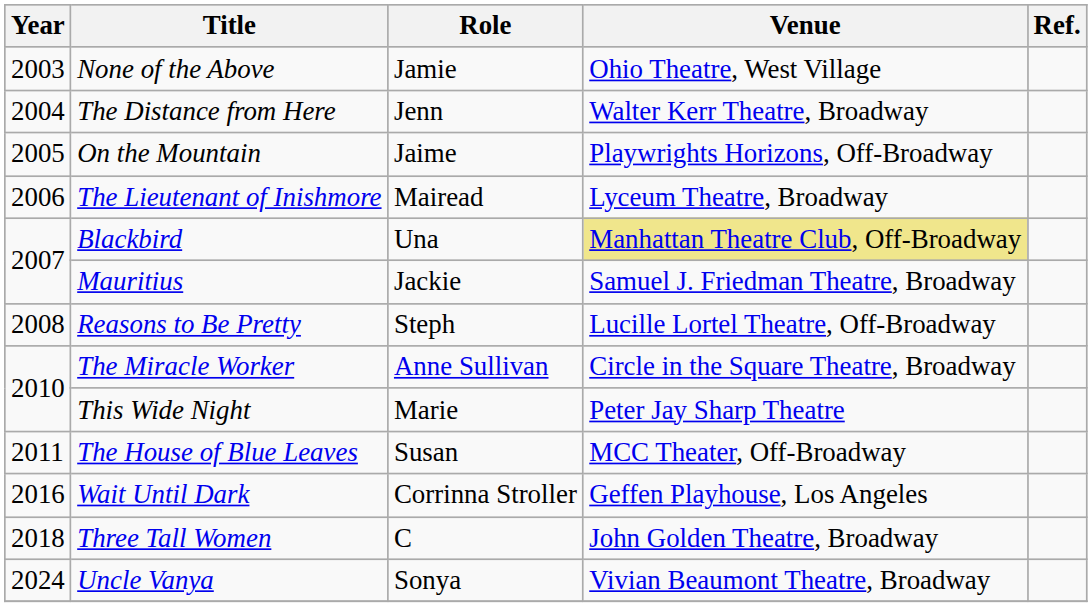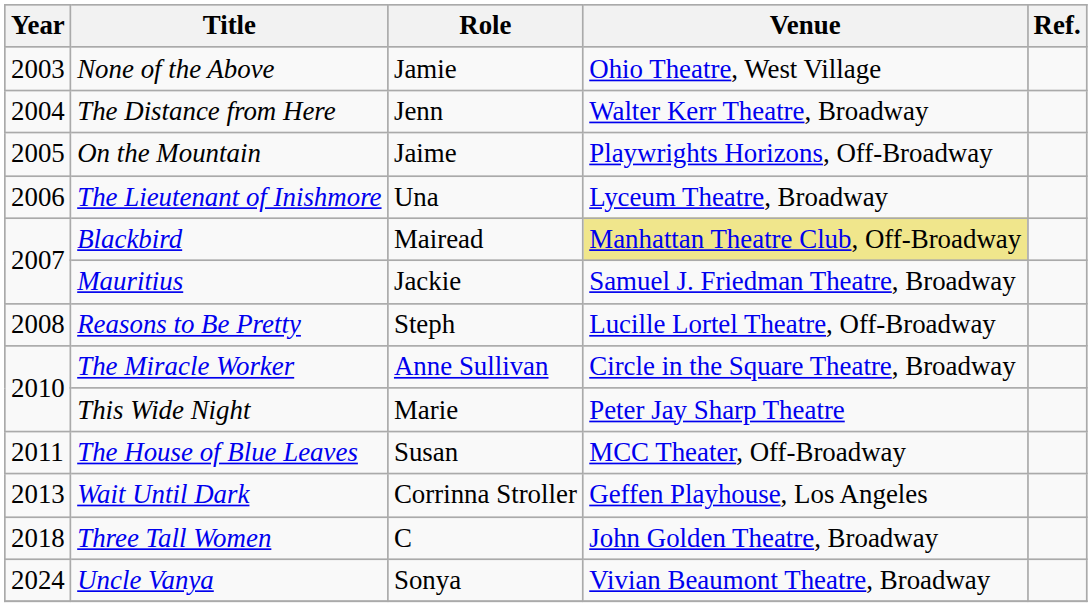(439, 196) Mairead -> (416, 196) Una
(416, 238) Una -> (439, 238) Mairead
(38, 494) 2016 -> (38, 494) 2013
